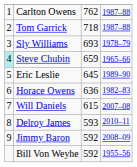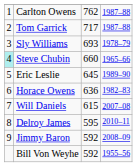(91, 28) 718 -> (91, 28) 717
(91, 59) 659 -> (91, 59) 660
(91, 122) 593 -> (91, 122) 595
